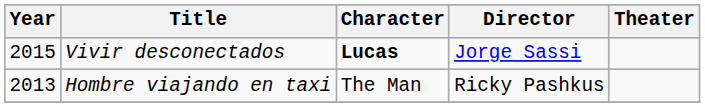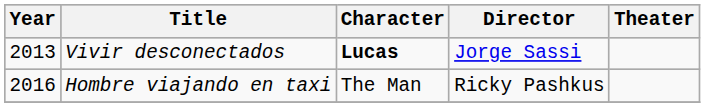(33, 53) 2015 -> (33, 53) 2013
(33, 86) 2013 -> (33, 86) 2016
